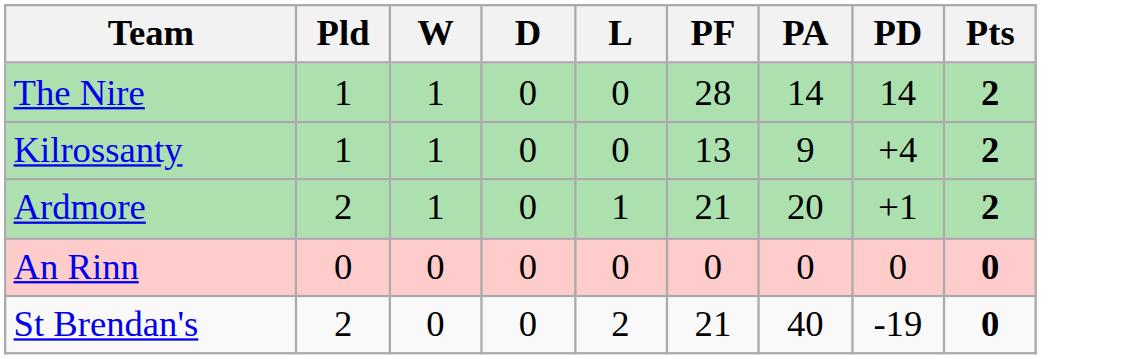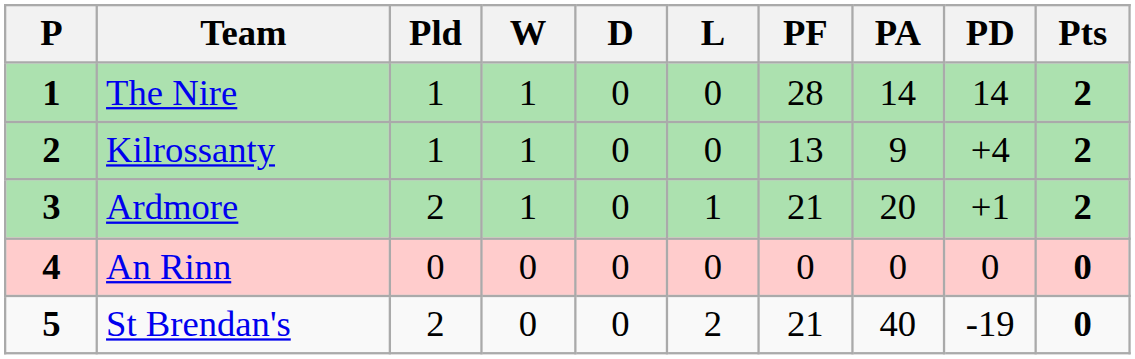+ column: (51, 33)
